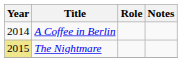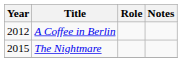(18, 31) 2014 -> (18, 31) 2012
(18, 48) khaki background -> (18, 48) no background
